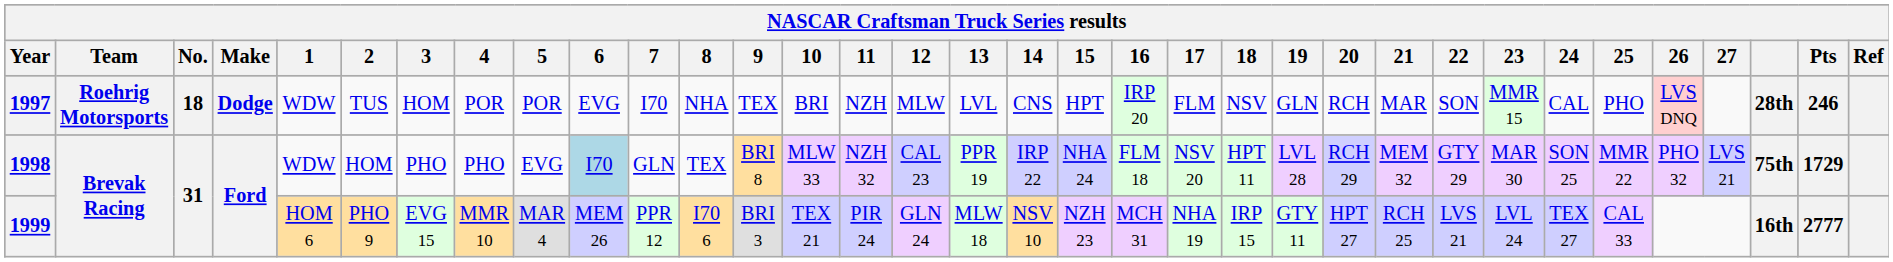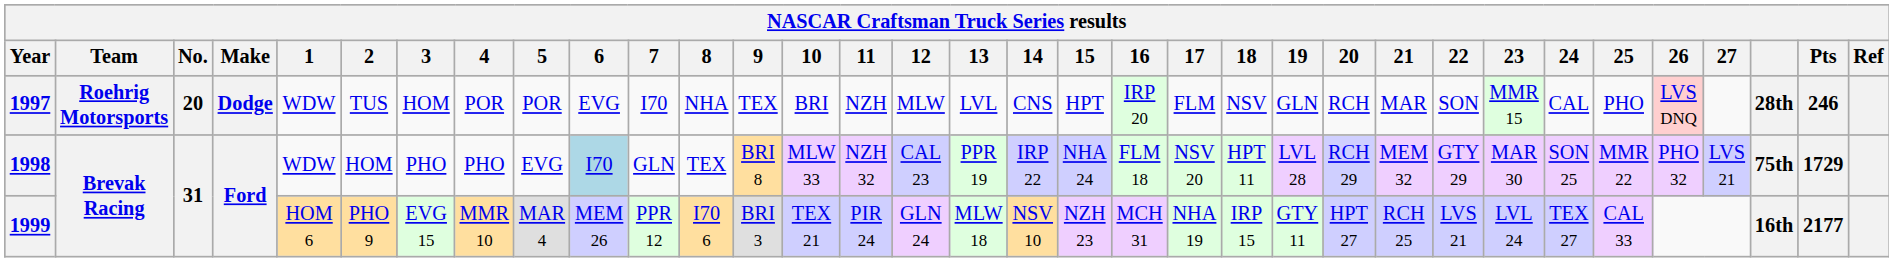(193, 104) 18 -> (193, 104) 20
(1823, 225) 2777 -> (1823, 225) 2177
